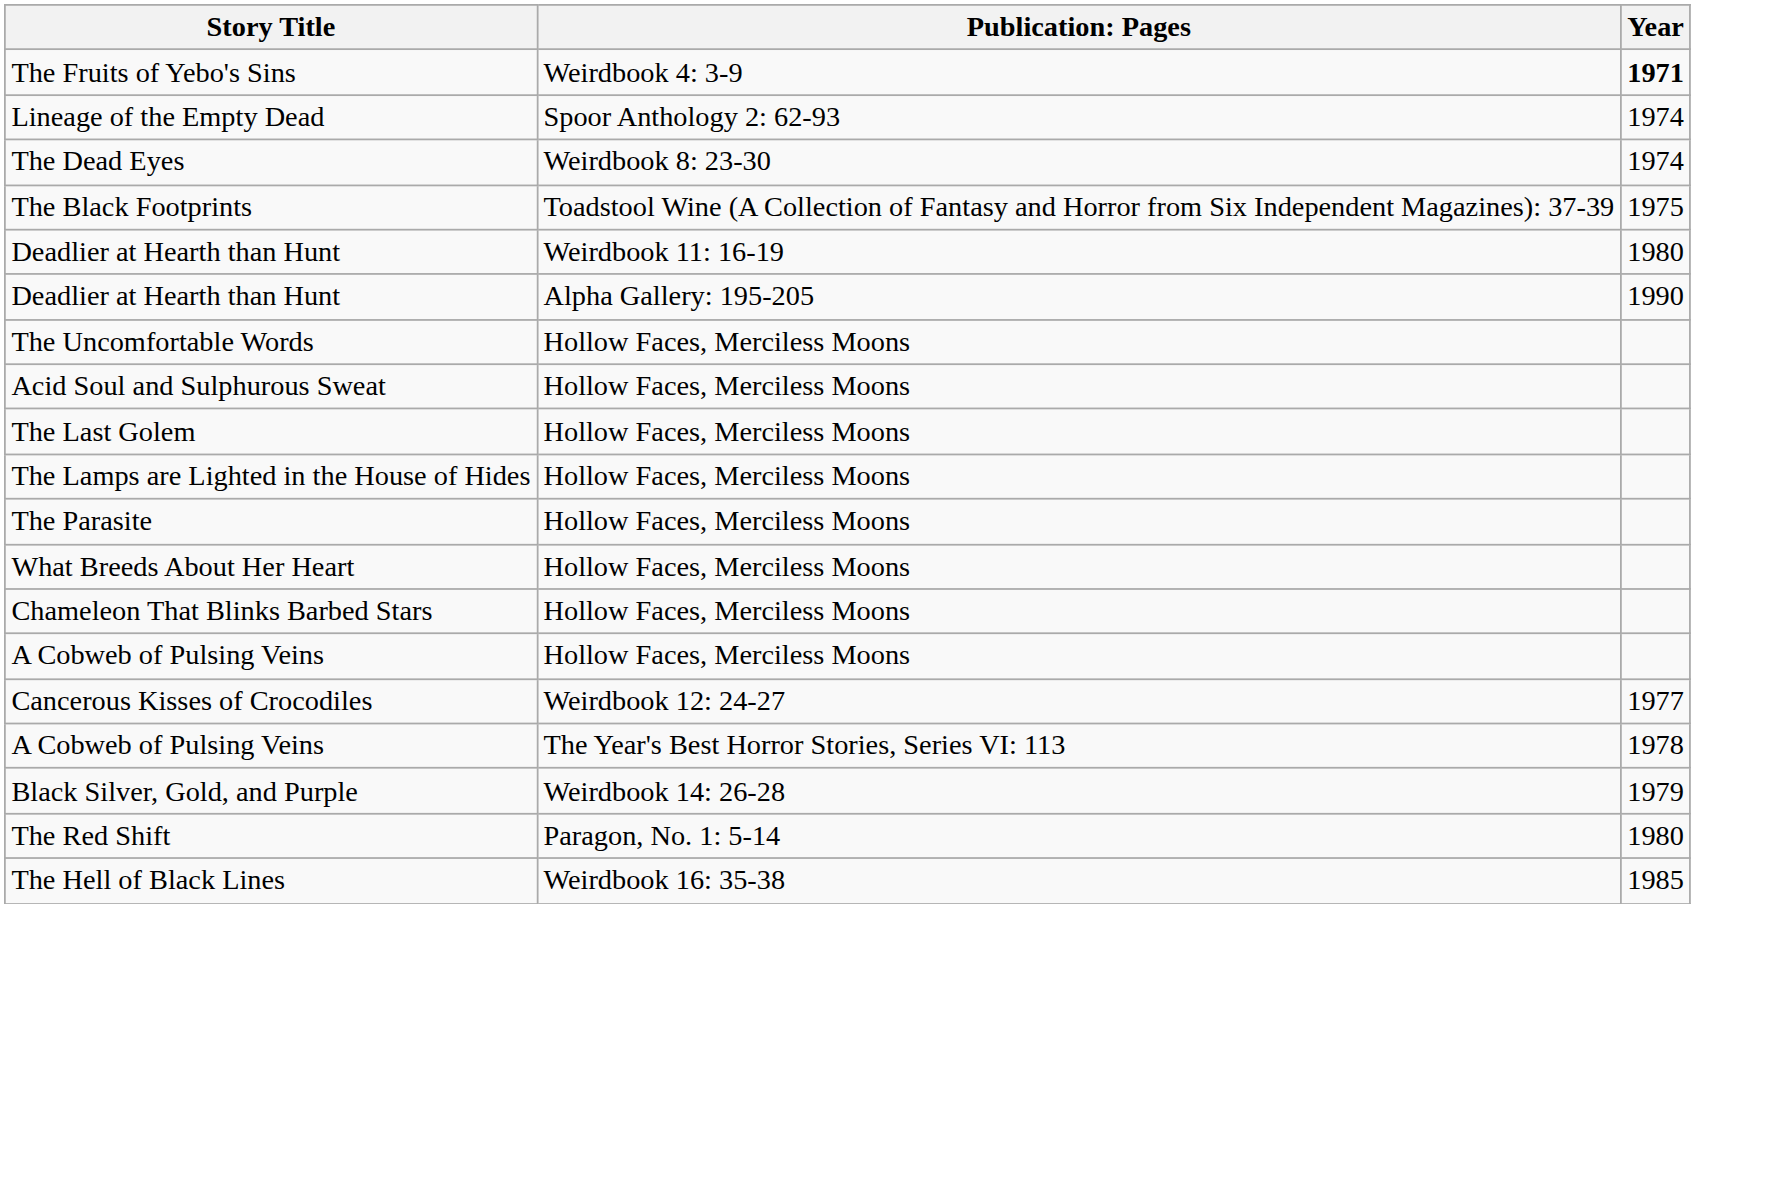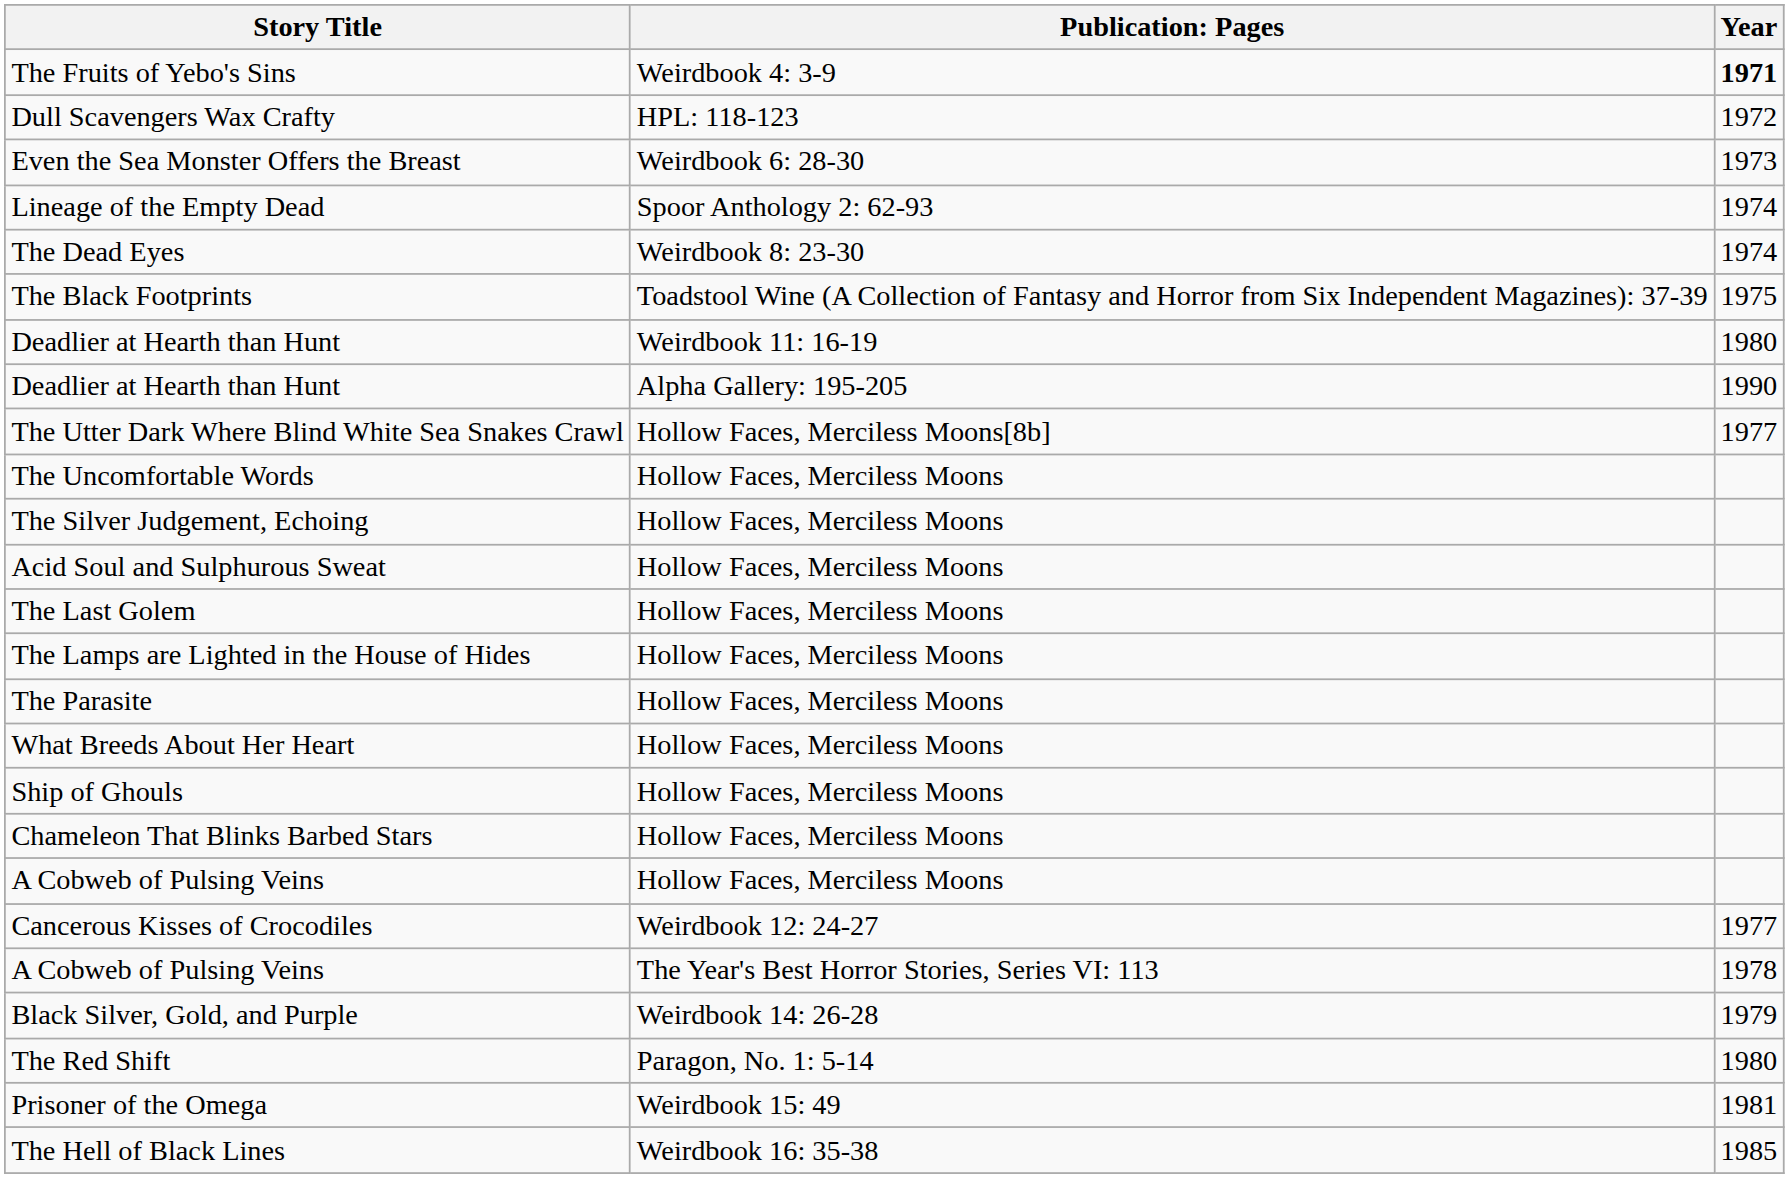+ row: (173, 116)
+ row: (236, 161)
+ row: (318, 431)
+ row: (190, 521)
+ row: (97, 790)
+ row: (139, 1104)
